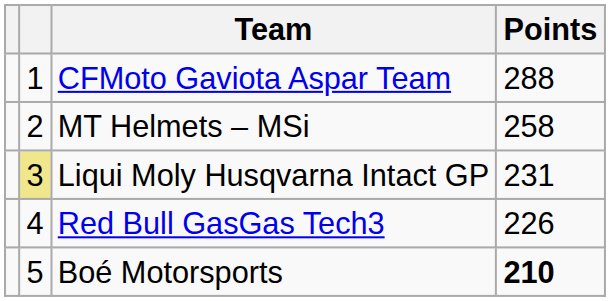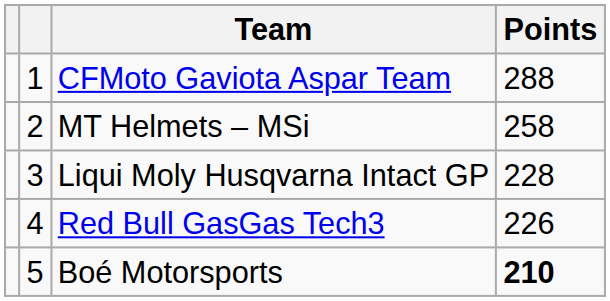(35, 175) khaki background -> (35, 175) no background
(529, 175) 231 -> (529, 175) 228
